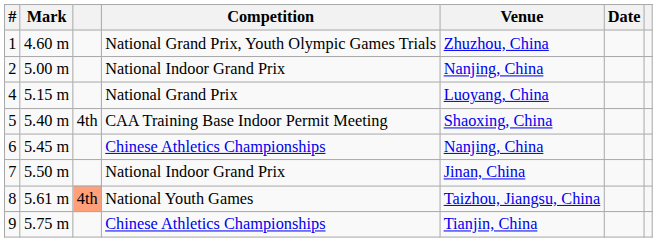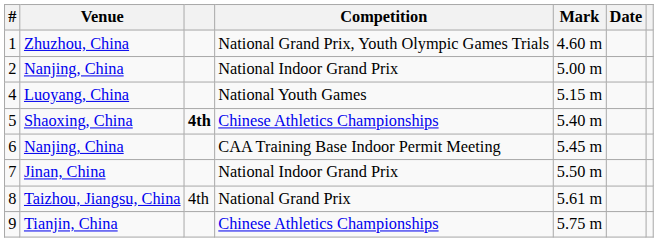columns swapped: (47, 17) <-> (522, 17)
(171, 95) National Grand Prix -> (292, 95) National Youth Games
(87, 120) normal -> (199, 120) bold
(246, 120) CAA Training Base Indoor Permit Meeting -> (328, 120) Chinese Athletics Championships
(215, 146) Chinese Athletics Championships -> (359, 146) CAA Training Base Indoor Permit Meeting
(87, 198) lightsalmon background -> (199, 198) no background
(179, 198) National Youth Games -> (284, 198) National Grand Prix
